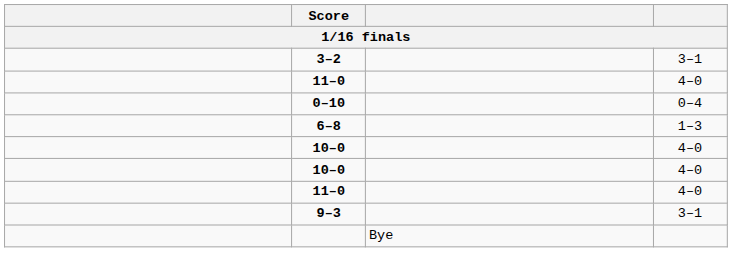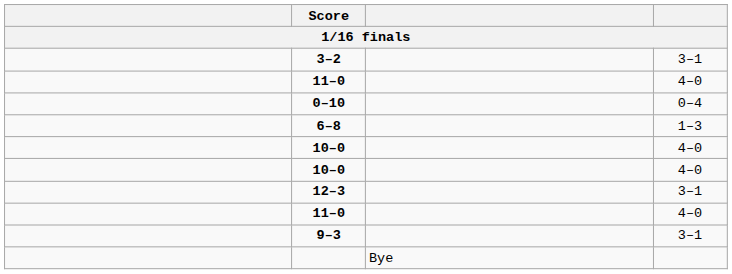+ row: (329, 192)
